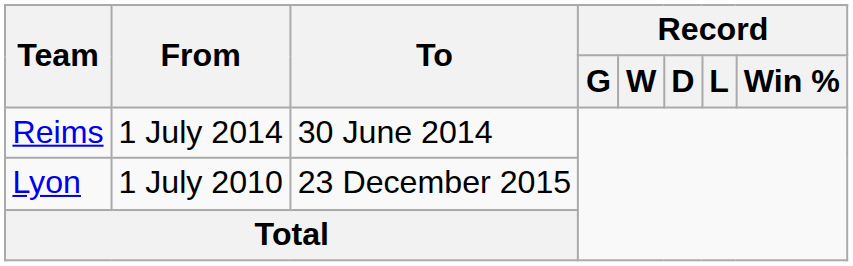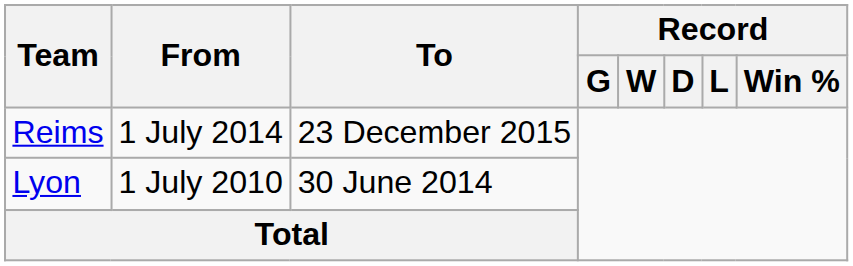(395, 132) 30 June 2014 -> (434, 132) 23 December 2015
(434, 183) 23 December 2015 -> (395, 183) 30 June 2014
